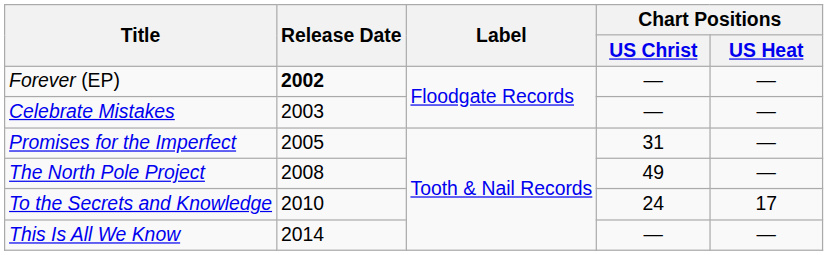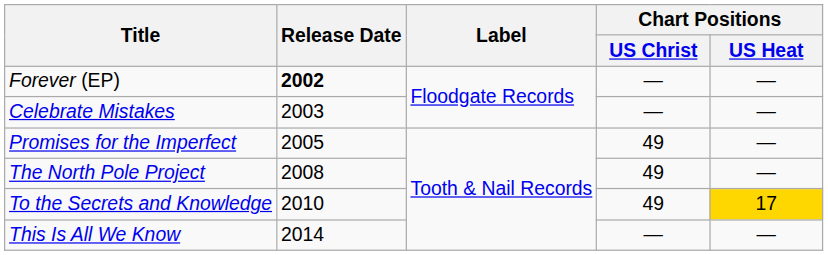(653, 142) 31 -> (653, 142) 49
(653, 204) 24 -> (653, 204) 49
(766, 204) no background -> (766, 204) gold background
